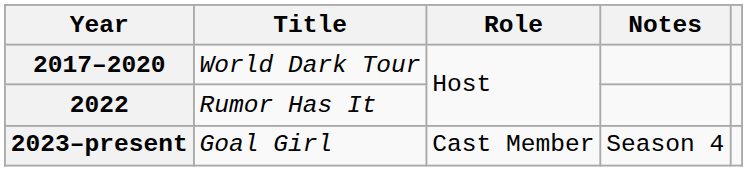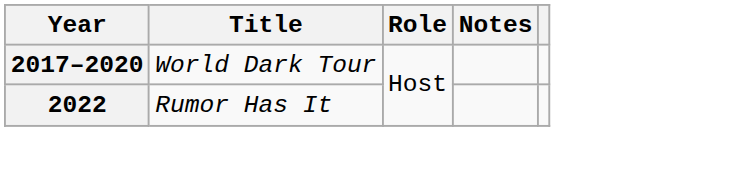- row: (99, 145)
